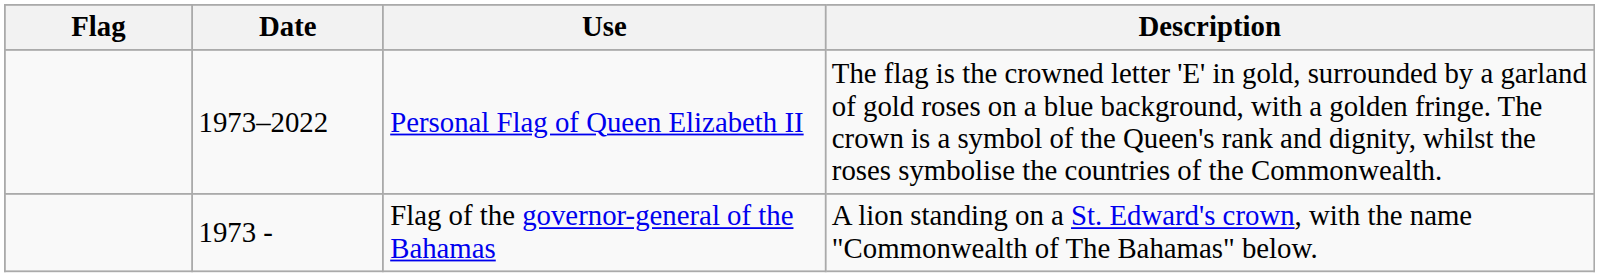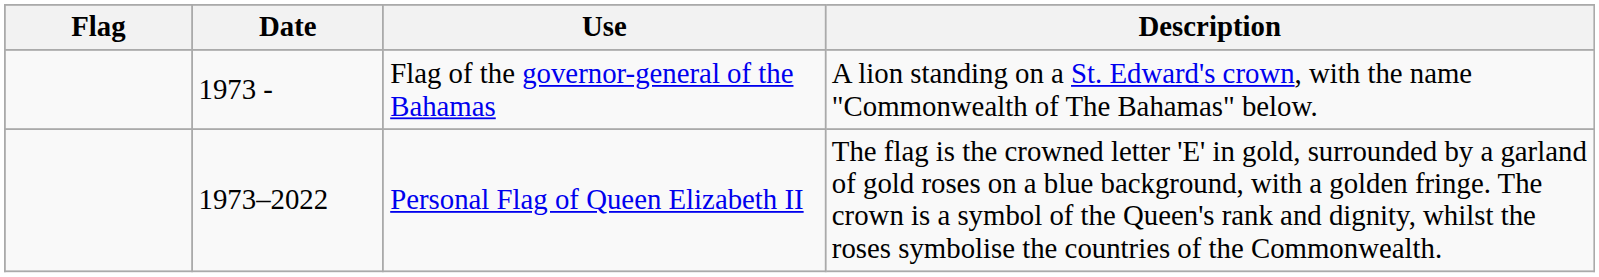rows swapped: (592, 232) <-> (597, 121)
